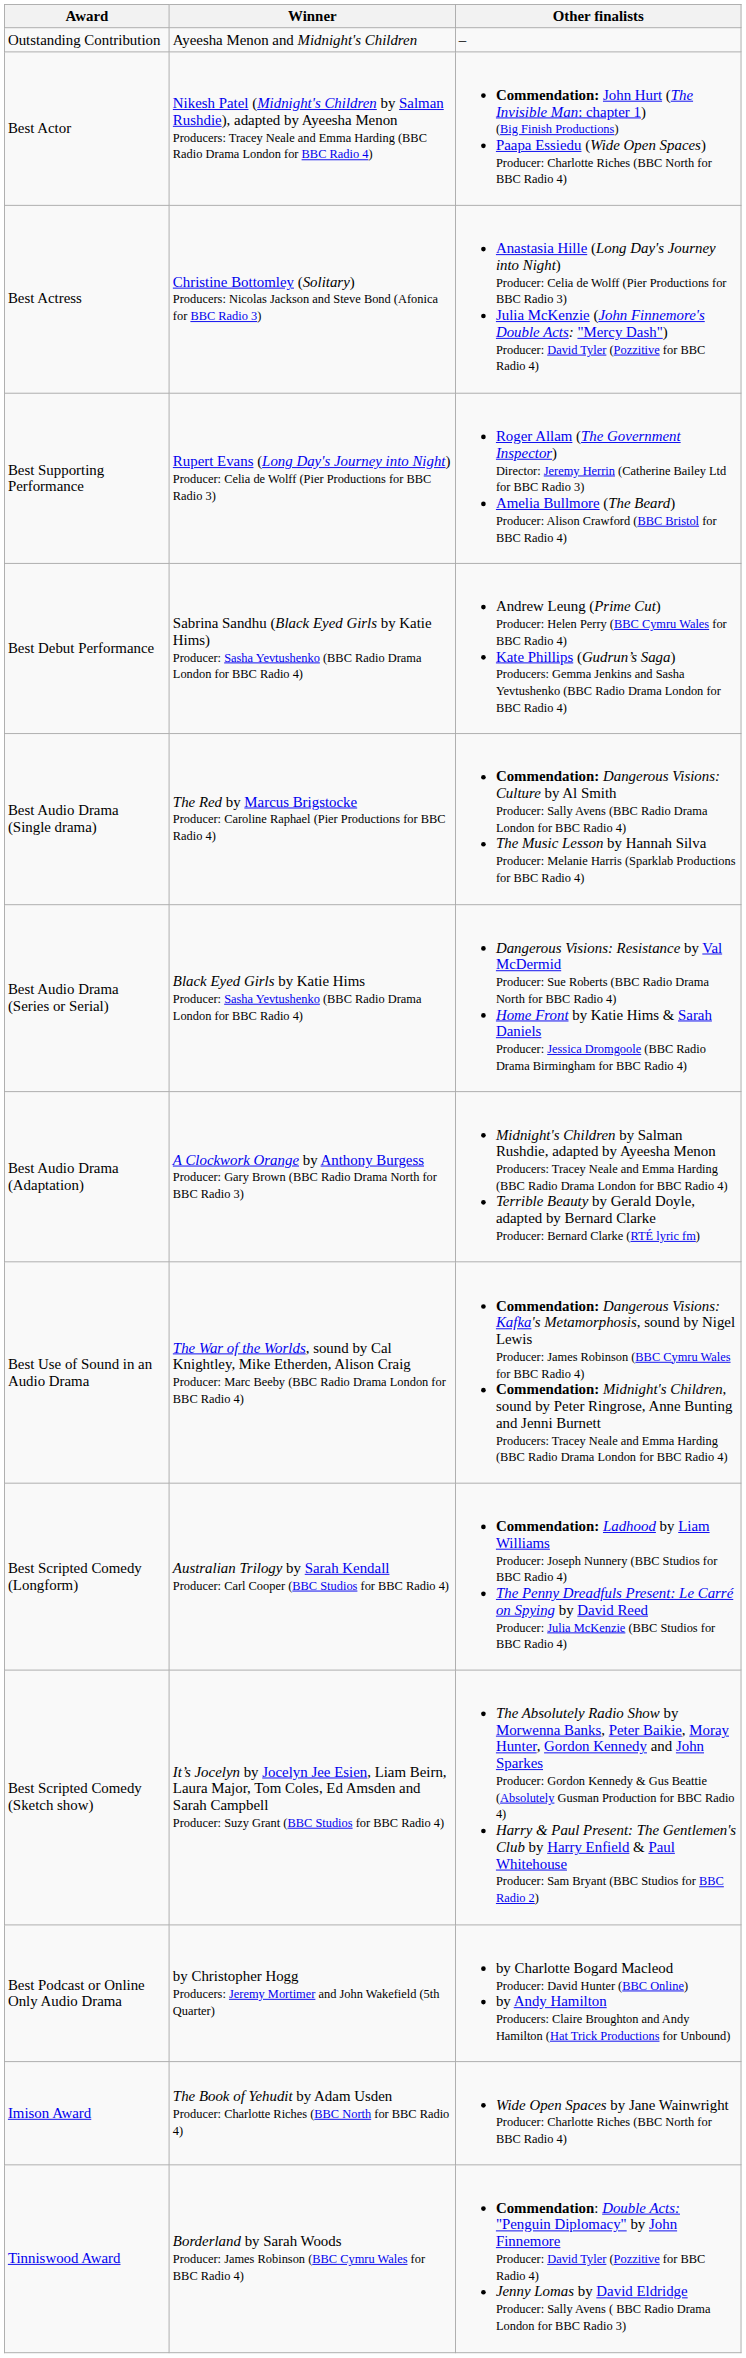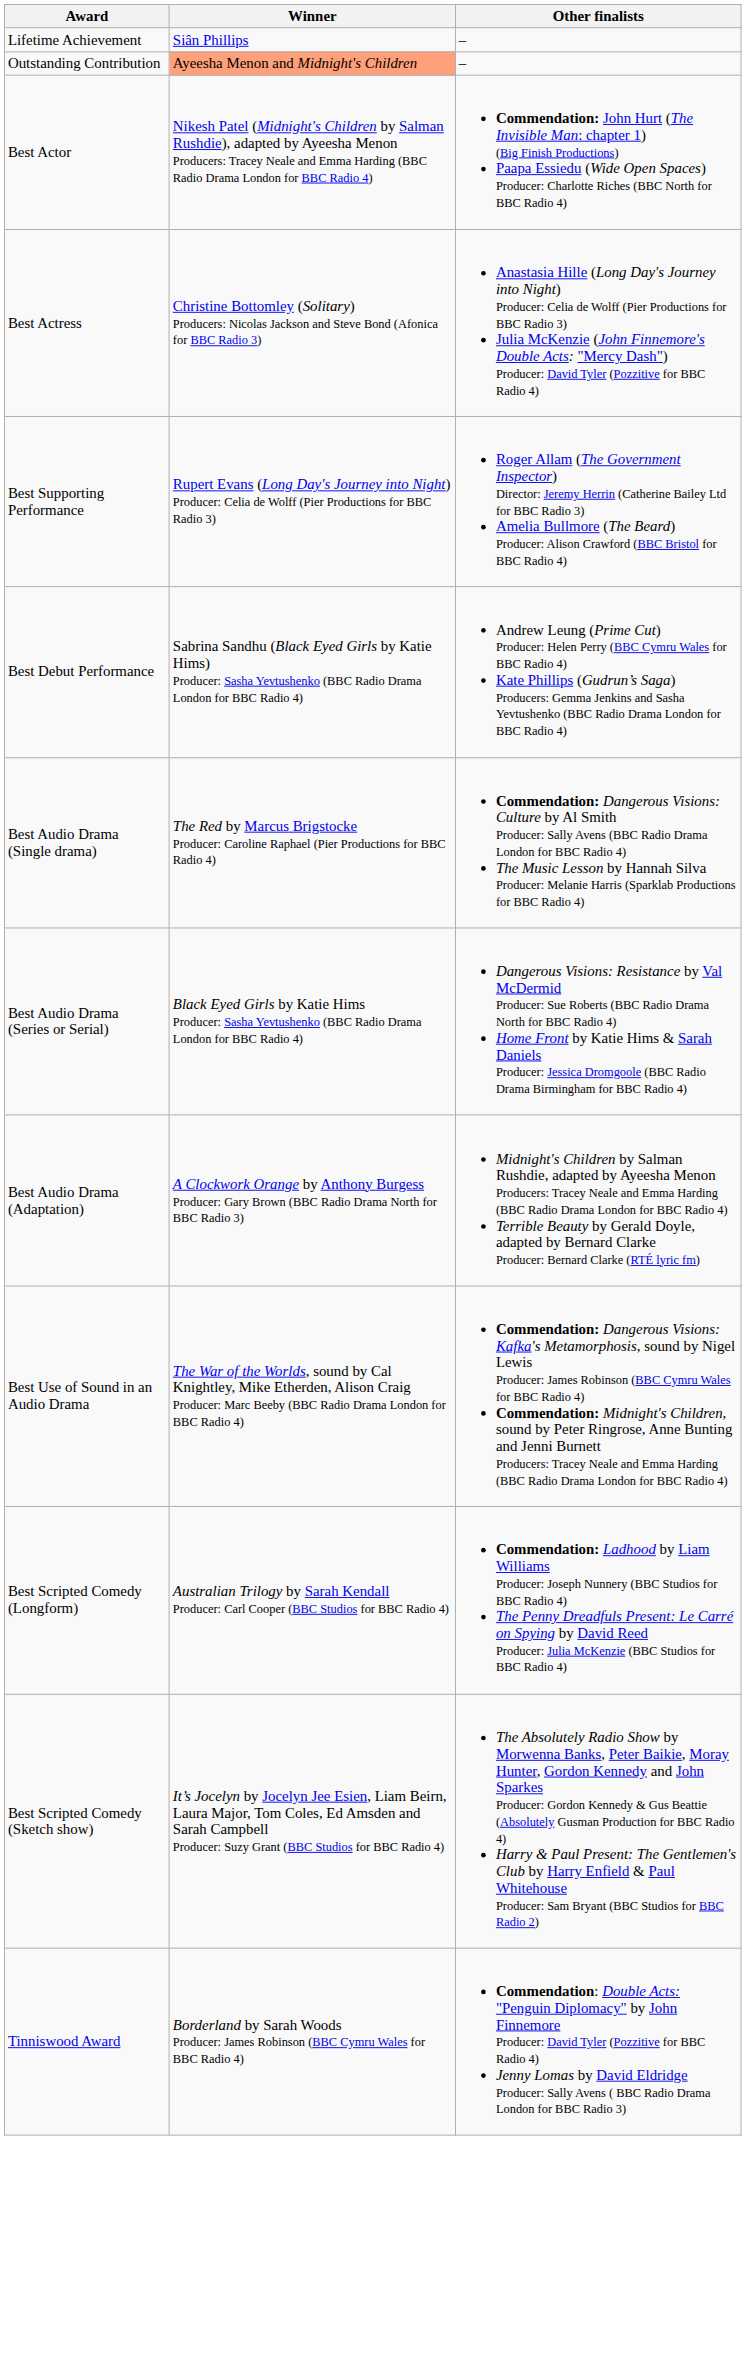+ row: (75, 39)
(295, 39) no background -> (295, 63) lightsalmon background
- row: (76, 1993)
- row: (50, 2113)
